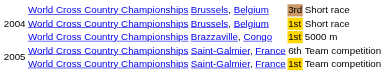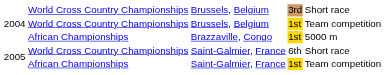(327, 23) Short race -> (343, 23) Team competition
(108, 37) World Cross Country Championships -> (78, 37) African Championships
(343, 50) Team competition -> (327, 50) Short race
(108, 64) World Cross Country Championships -> (78, 64) African Championships
